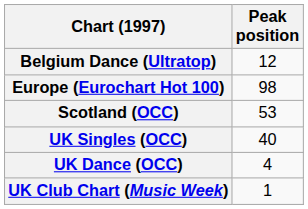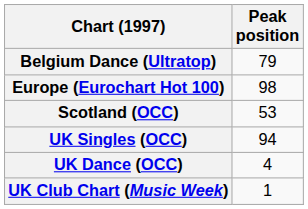(268, 61) 12 -> (268, 61) 79
(268, 139) 40 -> (268, 139) 94
